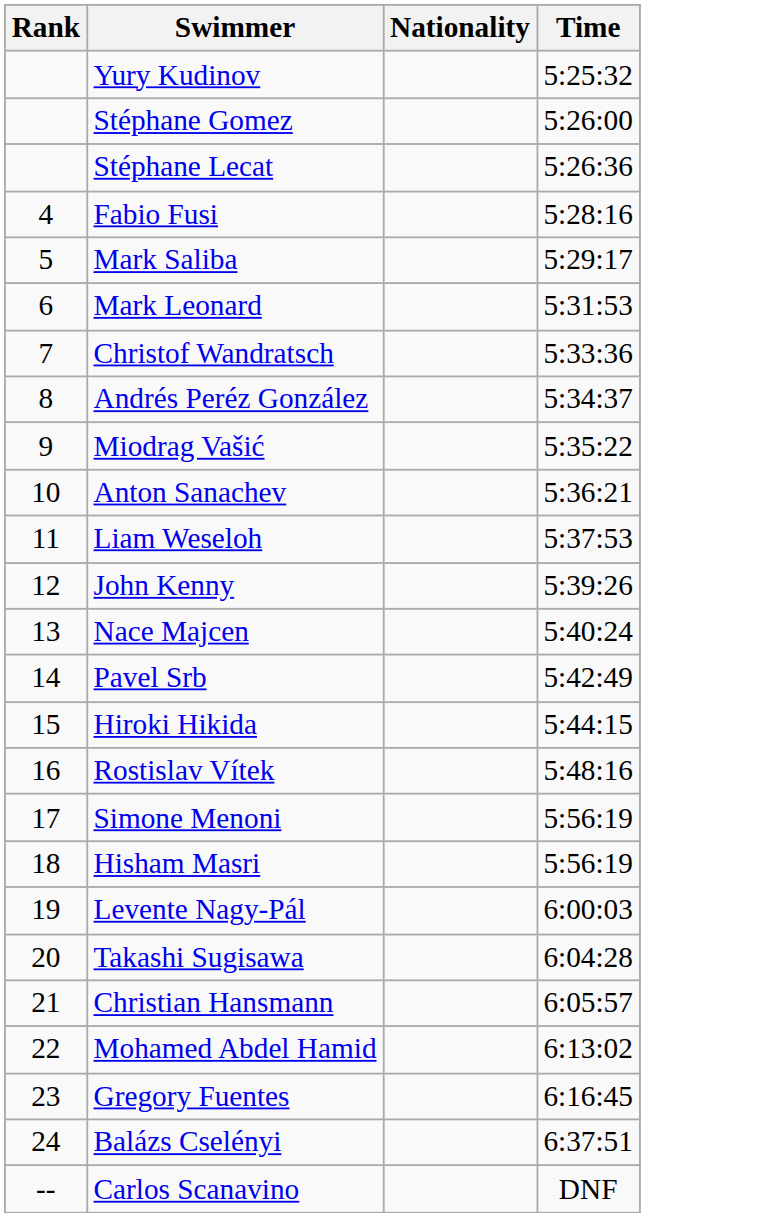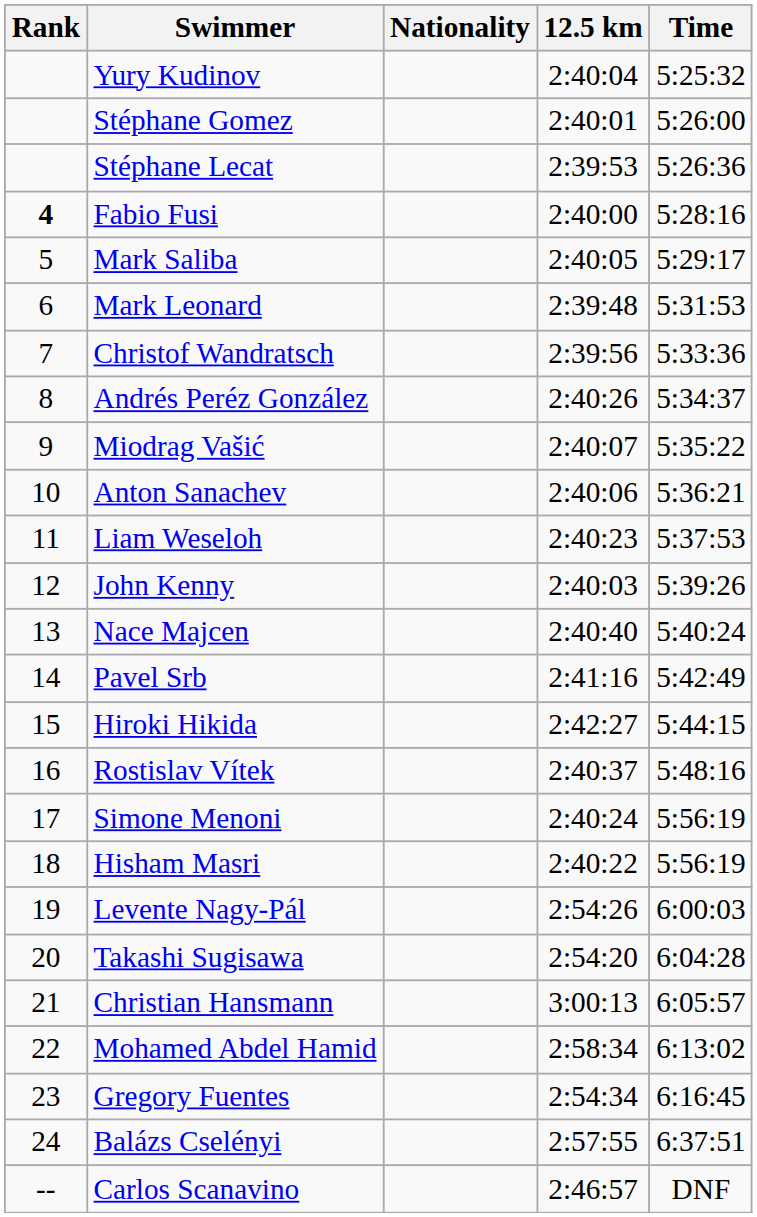+ column: (593, 27)
(46, 213) normal -> (46, 213) bold
